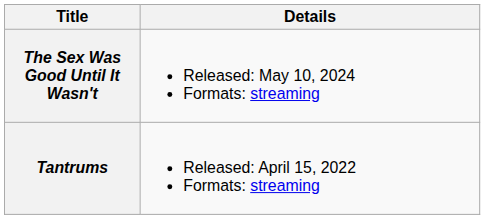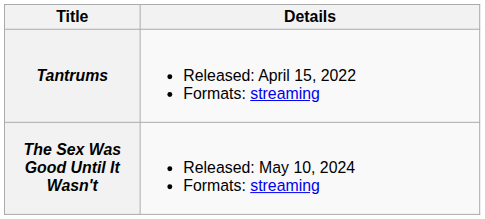rows swapped: (72, 168) <-> (72, 75)
